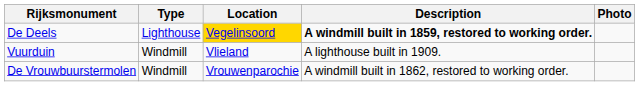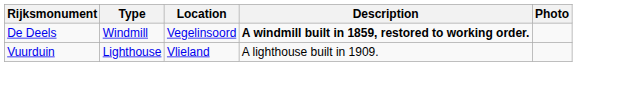(171, 33) Lighthouse -> (125, 33) Windmill
(241, 33) gold background -> (202, 33) no background
(164, 52) Windmill -> (132, 52) Lighthouse
- row: (72, 71)
